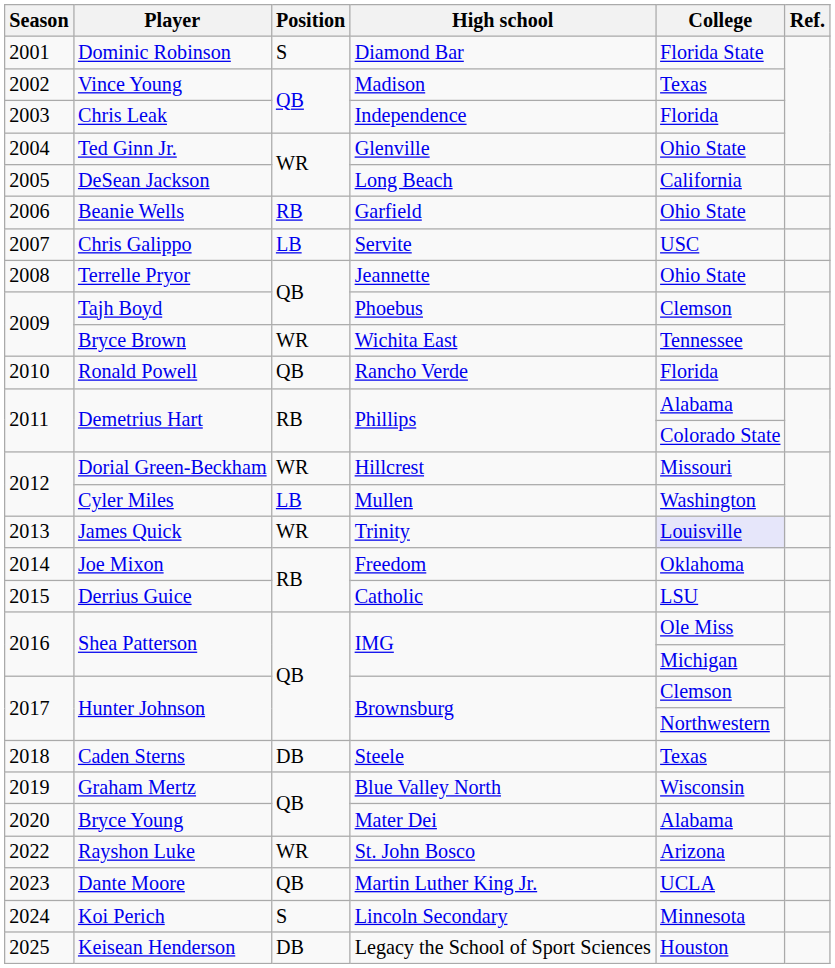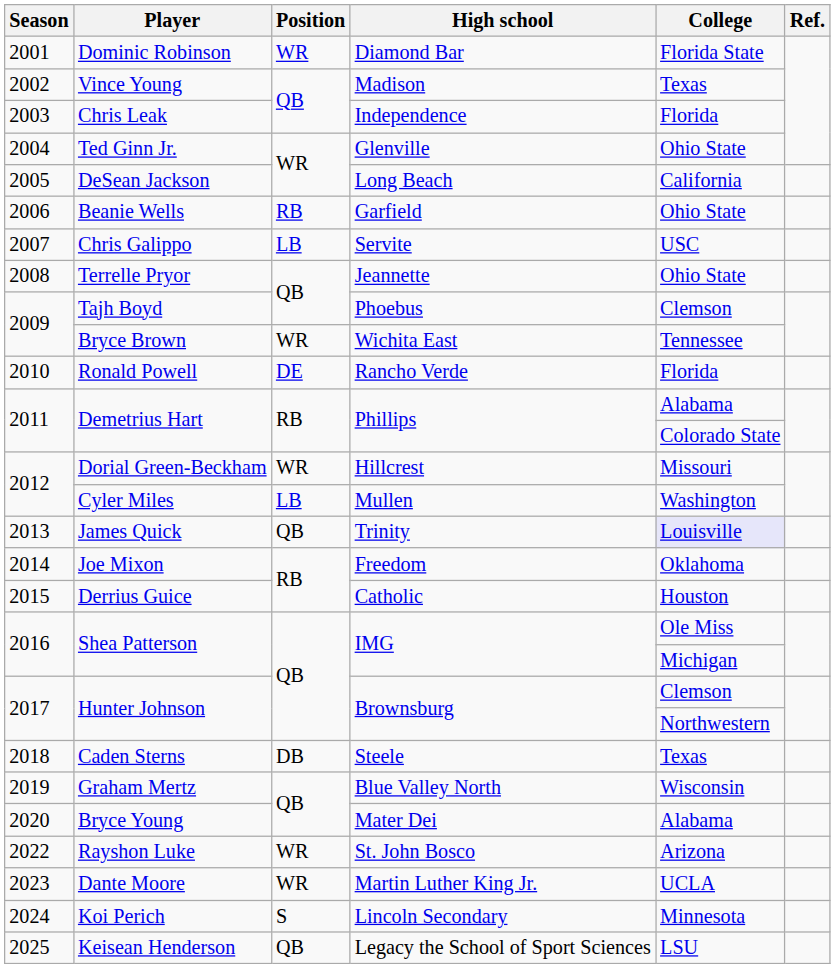(281, 52) S -> (292, 52) WR
(290, 372) QB -> (289, 372) DE
(292, 532) WR -> (290, 532) QB
(679, 595) LSU -> (694, 595) Houston
(290, 883) QB -> (292, 883) WR
(290, 947) DB -> (290, 947) QB
(694, 947) Houston -> (679, 947) LSU
